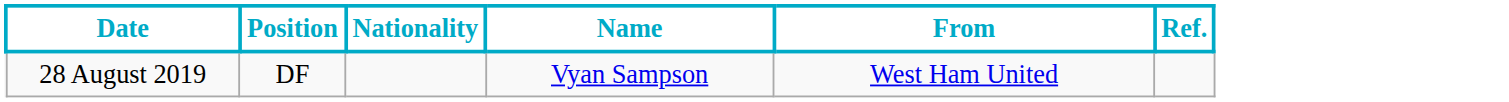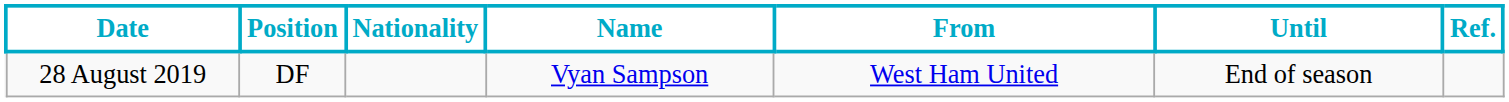+ column: (1299, 28)
